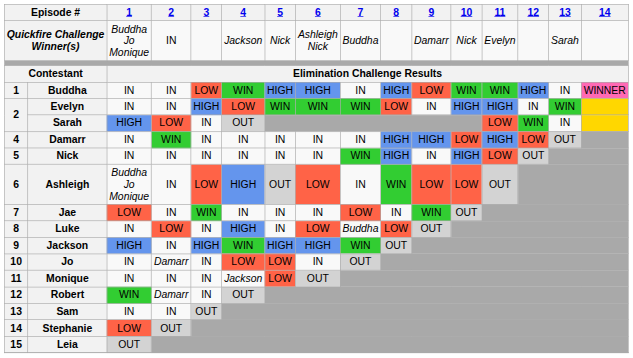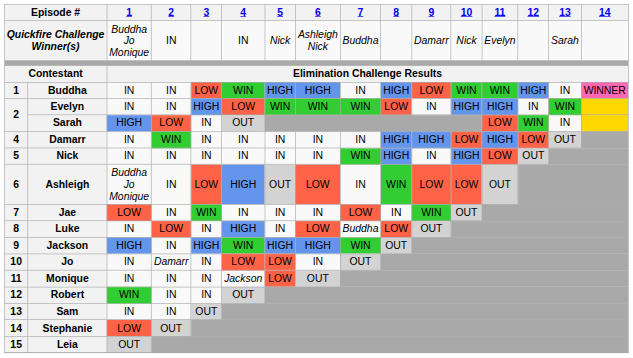(243, 40) Jackson -> (243, 40) IN
(171, 295) Damarr -> (171, 295) IN
